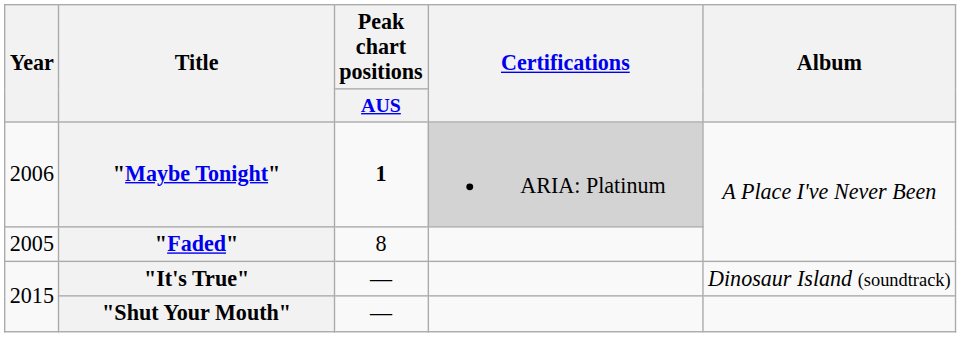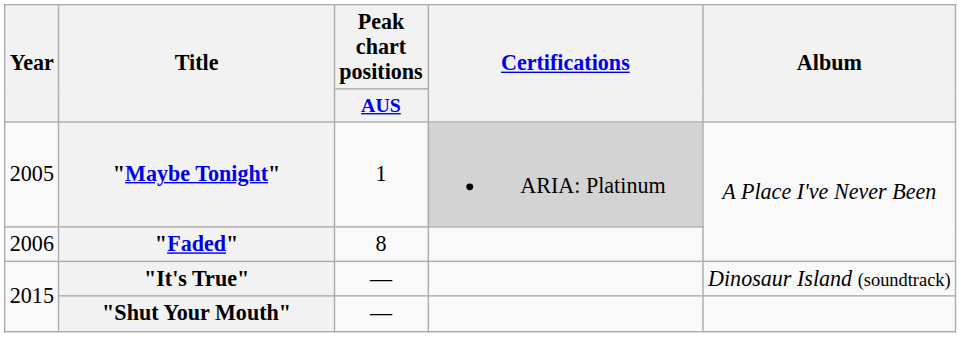(32, 173) 2006 -> (32, 173) 2005
(381, 173) bold -> (381, 173) normal
(32, 243) 2005 -> (32, 243) 2006
